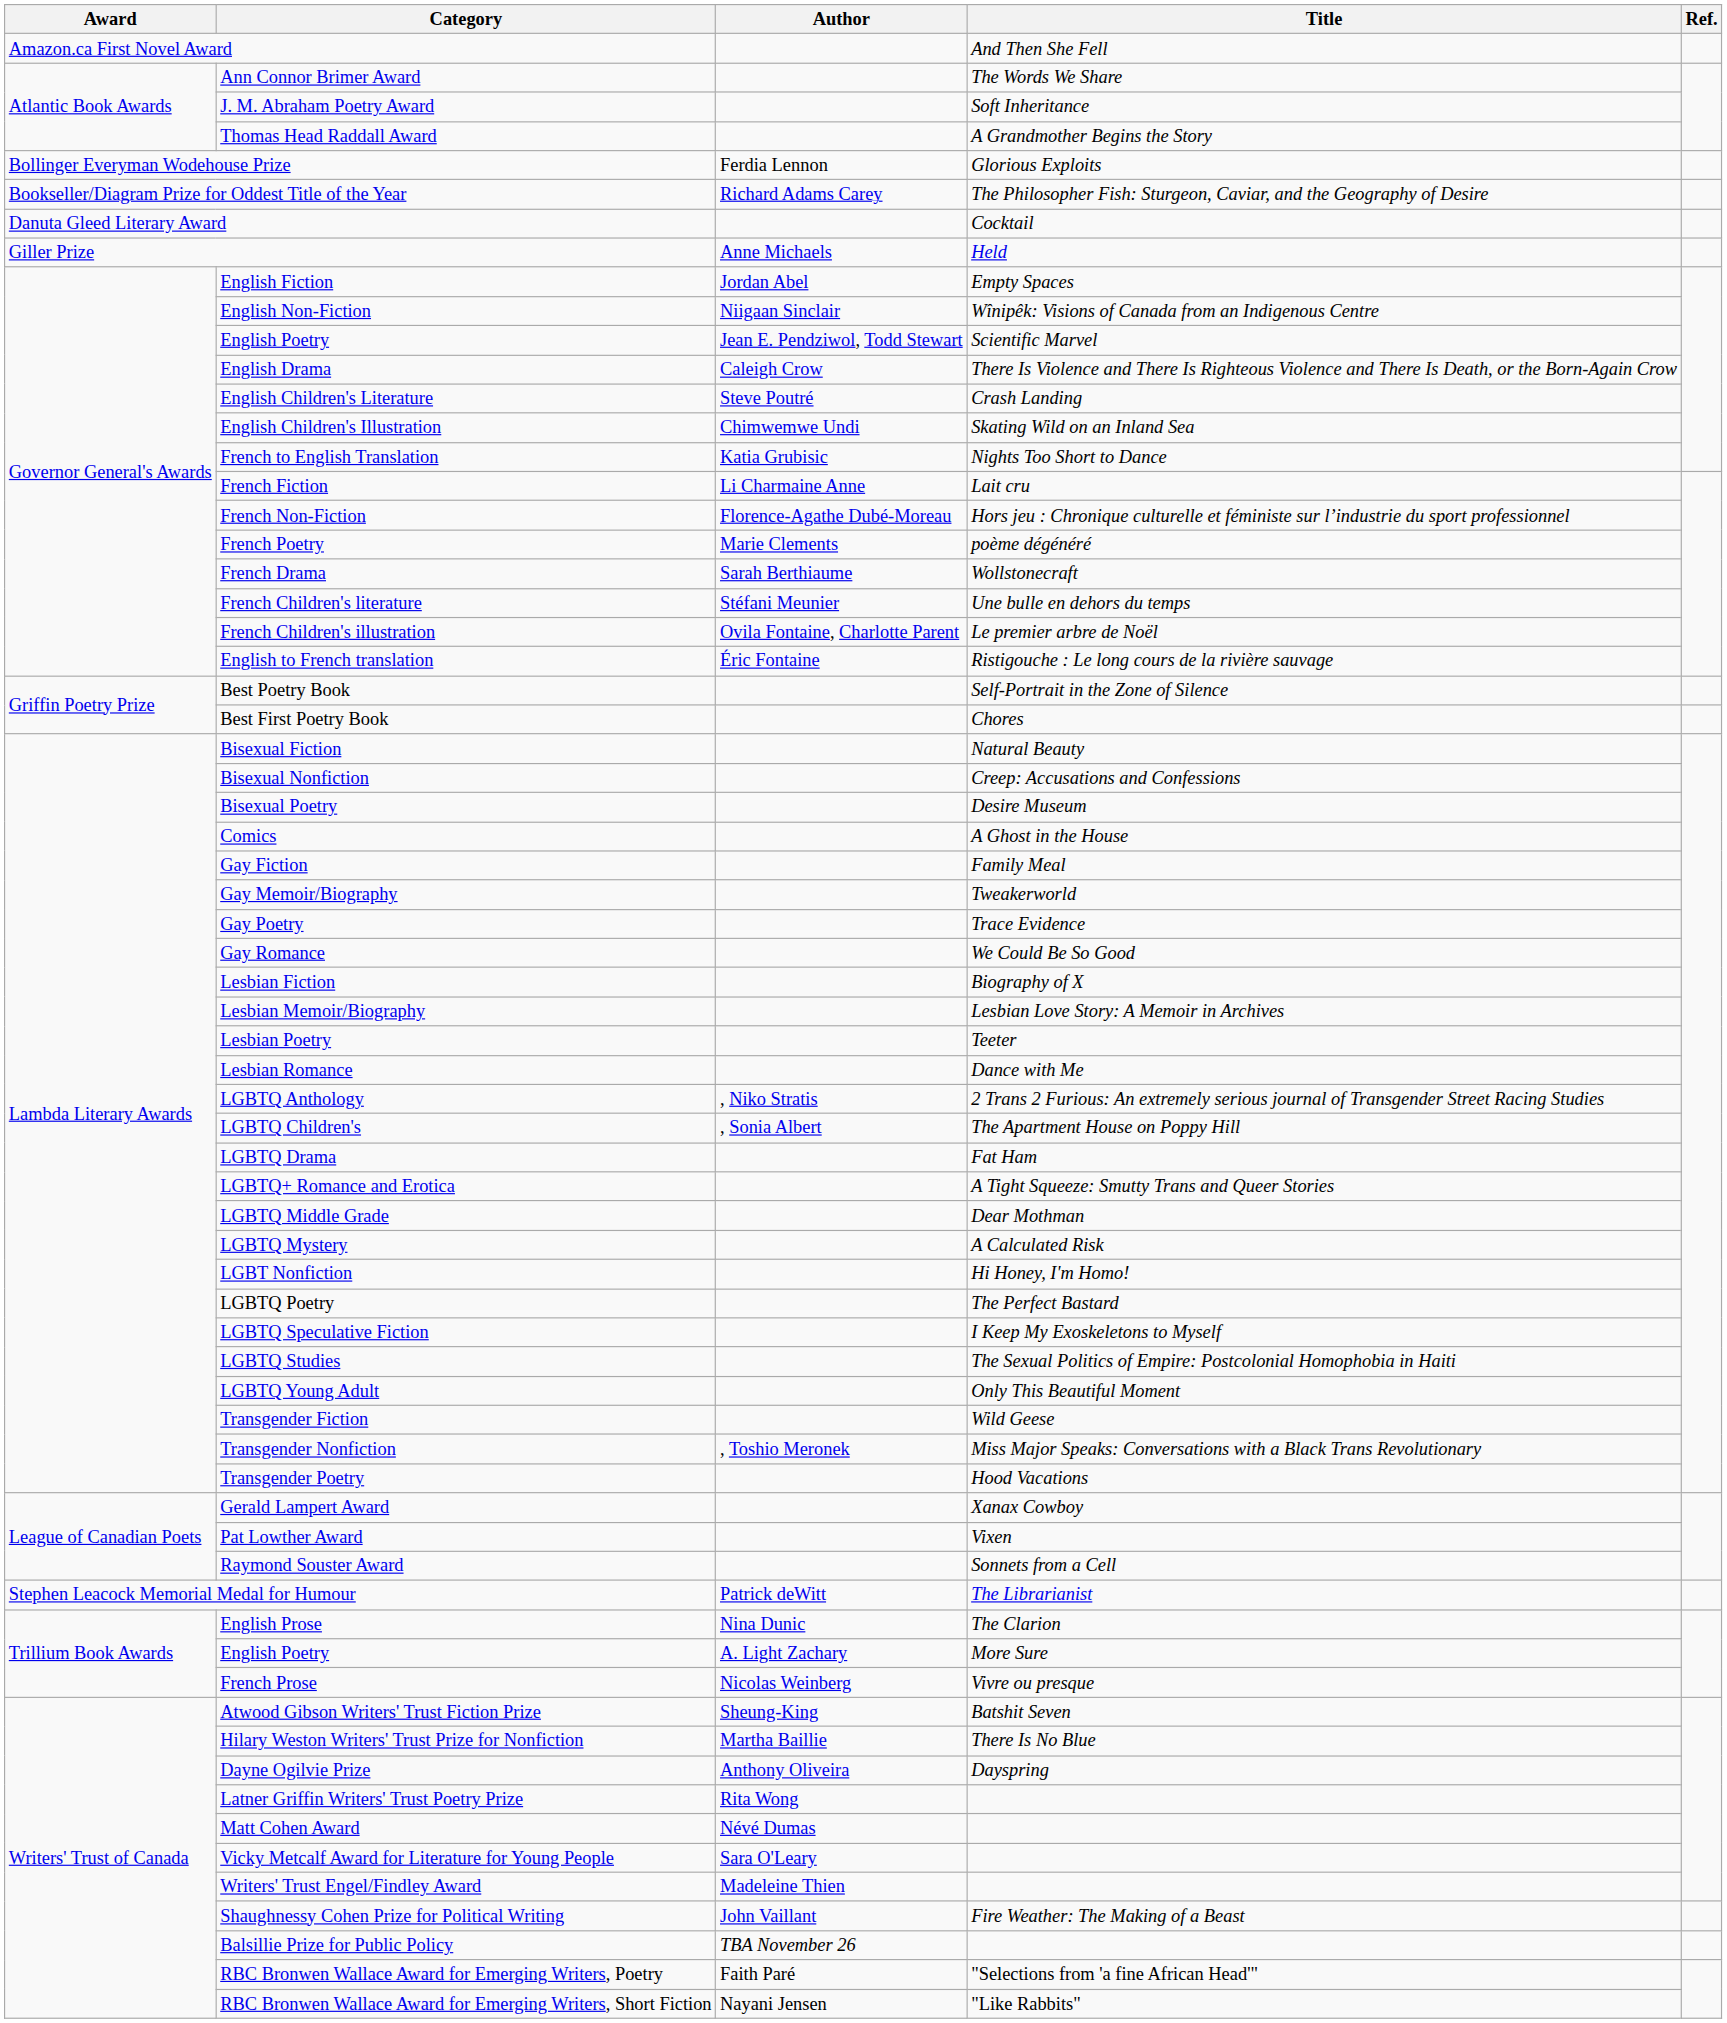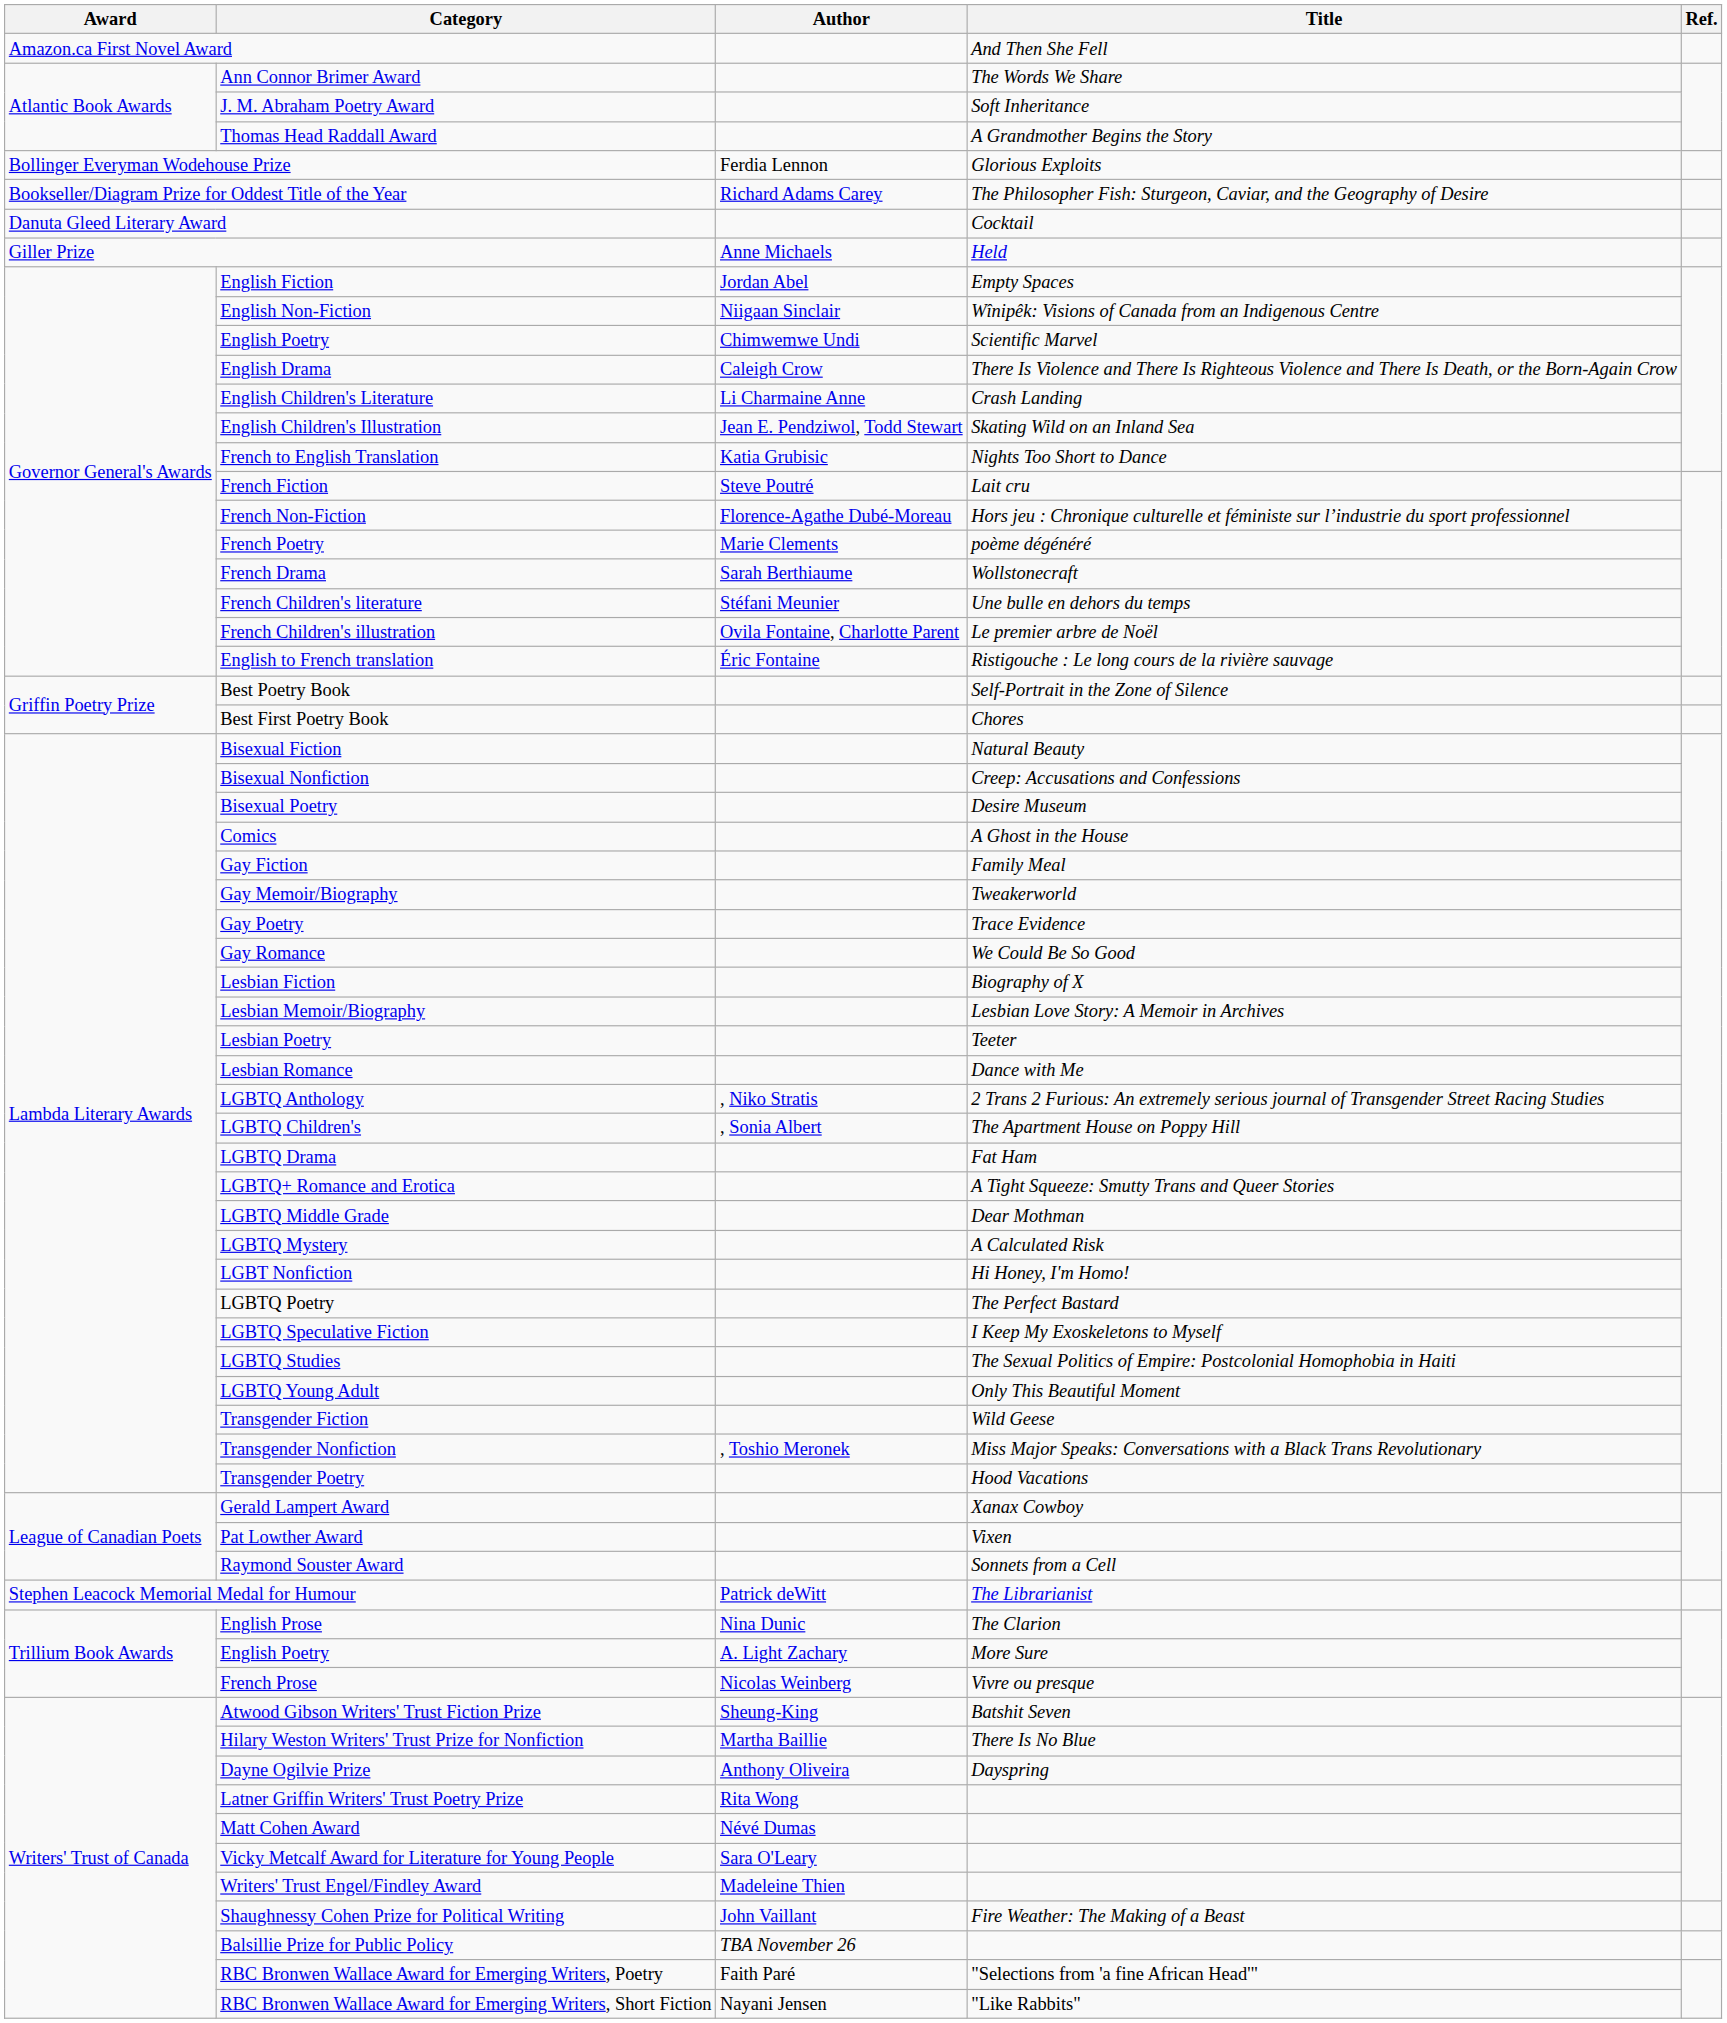(841, 340) Jean E. Pendziwol, Todd Stewart -> (790, 340) Chimwemwe Undi
(767, 398) Steve Poutré -> (793, 398) Li Charmaine Anne
(790, 427) Chimwemwe Undi -> (841, 427) Jean E. Pendziwol, Todd Stewart
(793, 485) Li Charmaine Anne -> (767, 485) Steve Poutré
